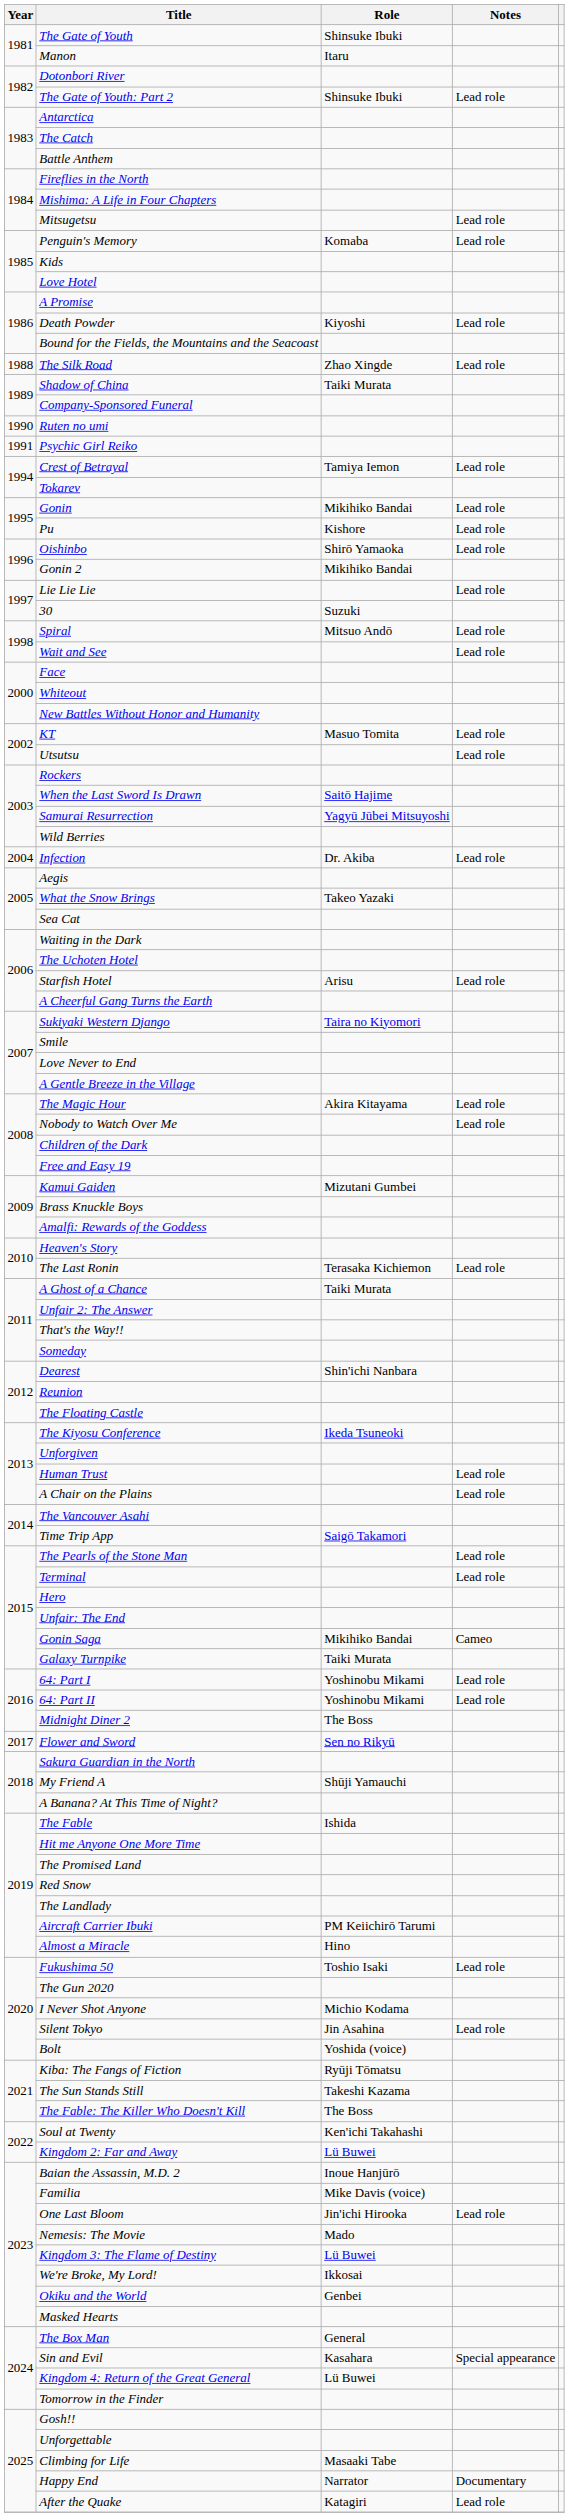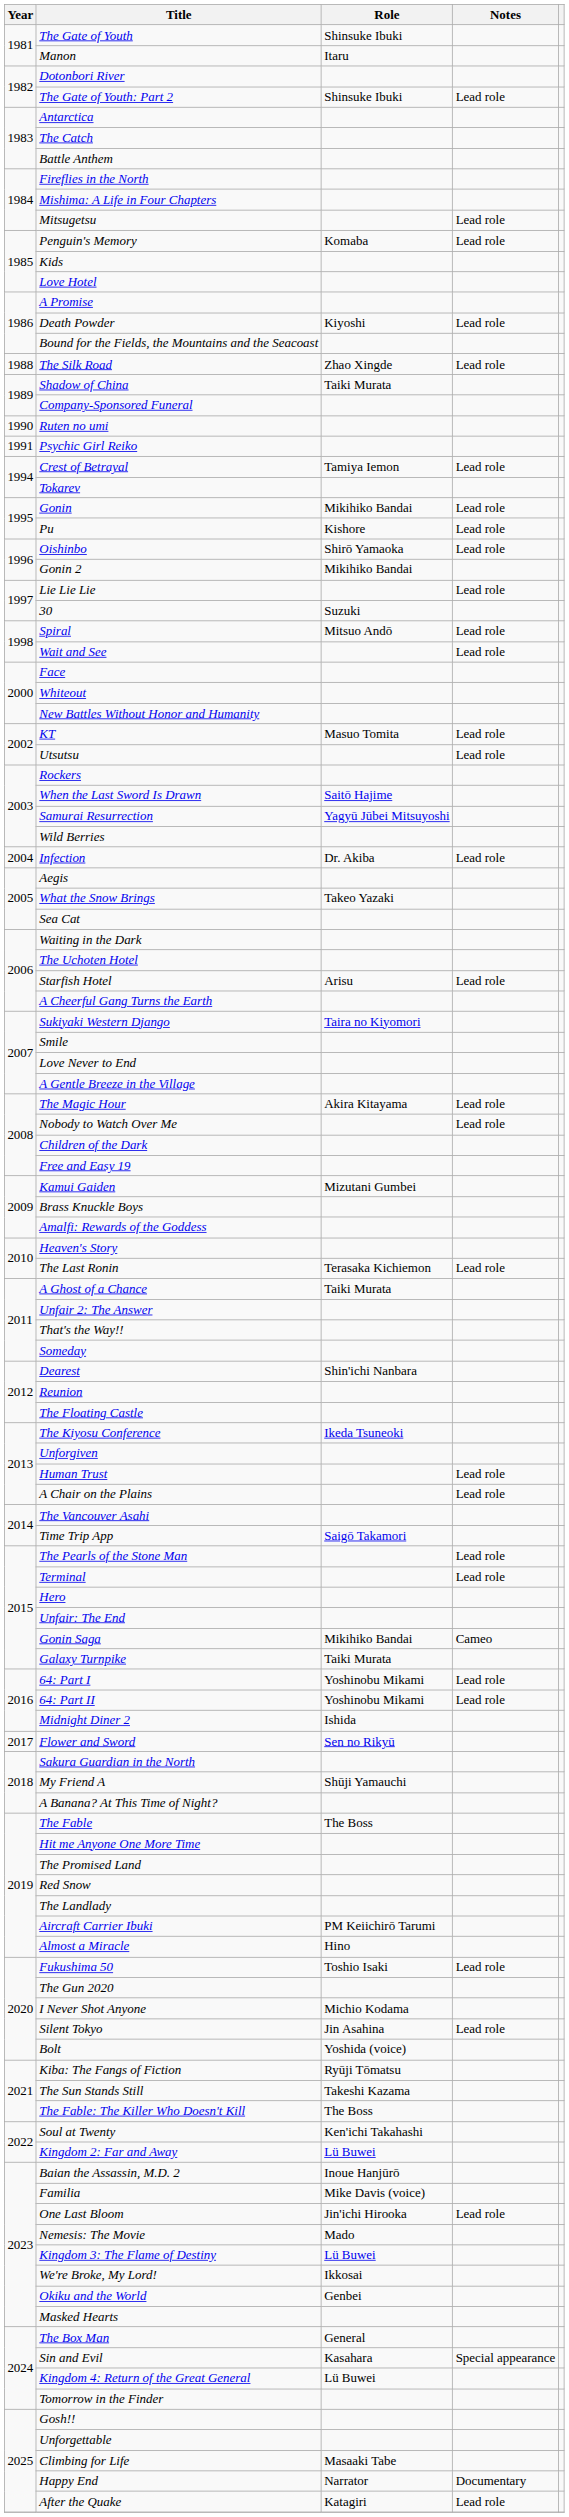(349, 1720) The Boss -> (340, 1720) Ishida
(340, 1823) Ishida -> (349, 1823) The Boss
